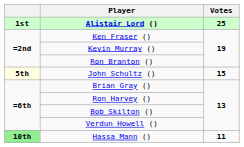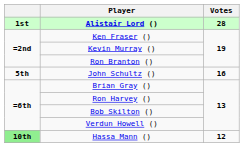(221, 23) 25 -> (221, 23) 28
(22, 73) lightyellow background -> (22, 73) no background
(221, 73) 15 -> (221, 73) 16
(221, 136) 11 -> (221, 136) 12
